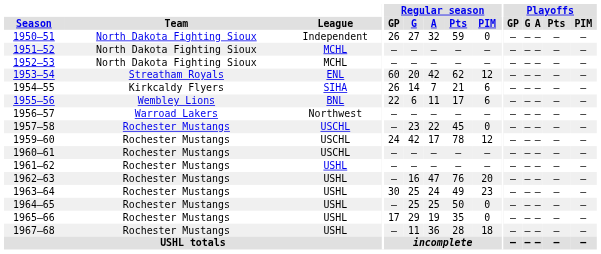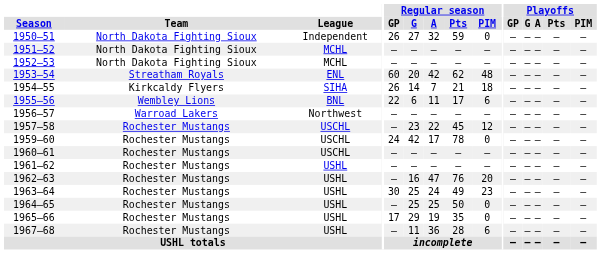(487, 75) 12 -> (487, 75) 48
(487, 88) 6 -> (487, 88) 18
(487, 127) 0 -> (487, 127) 12
(487, 140) 12 -> (487, 140) 0
(487, 230) 18 -> (487, 230) 6
